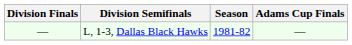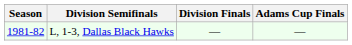columns swapped: (232, 13) <-> (43, 13)
